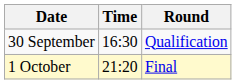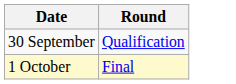- column: (120, 16)
